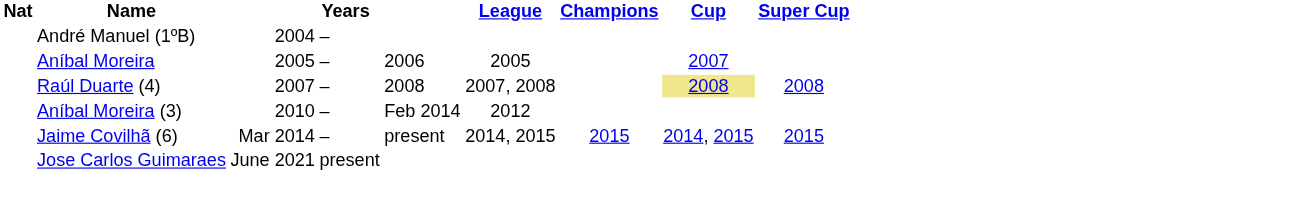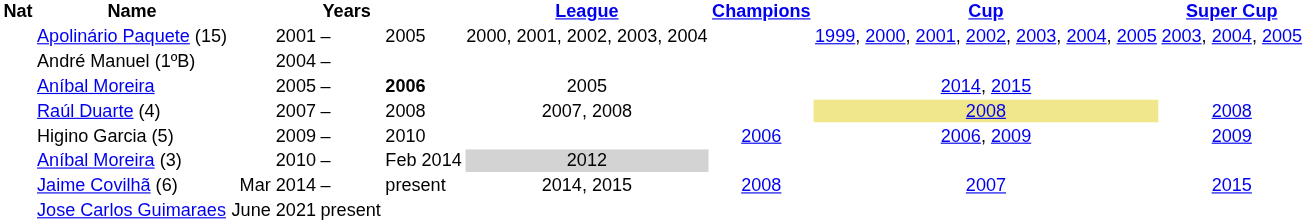+ row: (132, 36)
(404, 61) normal -> (405, 86) bold
(708, 61) 2007 -> (986, 86) 2014, 2015
+ row: (105, 135)
(510, 110) no background -> (587, 160) lightgrey background
(609, 135) 2015 -> (761, 185) 2008
(708, 135) 2014, 2015 -> (986, 185) 2007
